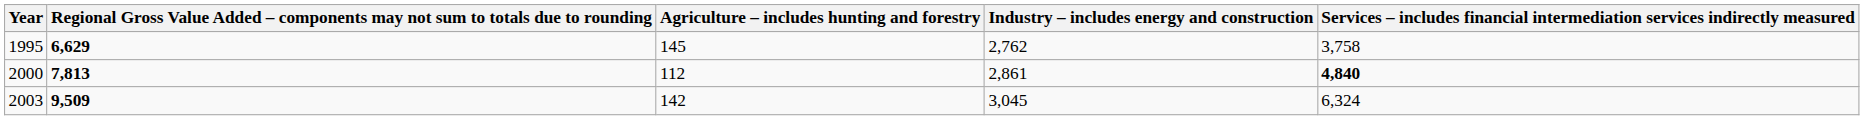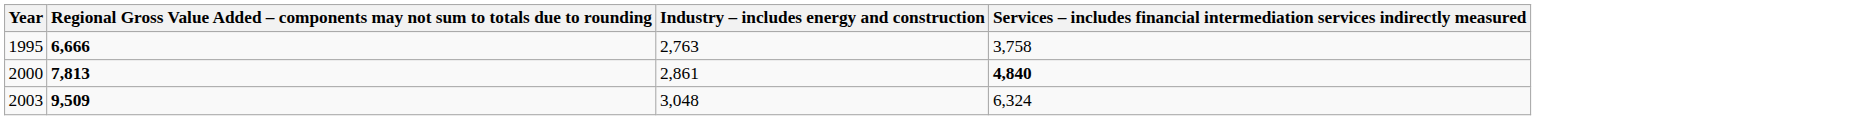- column: (820, 18)
(70, 45) 6,629 -> (70, 45) 6,666
(1008, 45) 2,762 -> (679, 45) 2,763
(1008, 100) 3,045 -> (679, 100) 3,048
